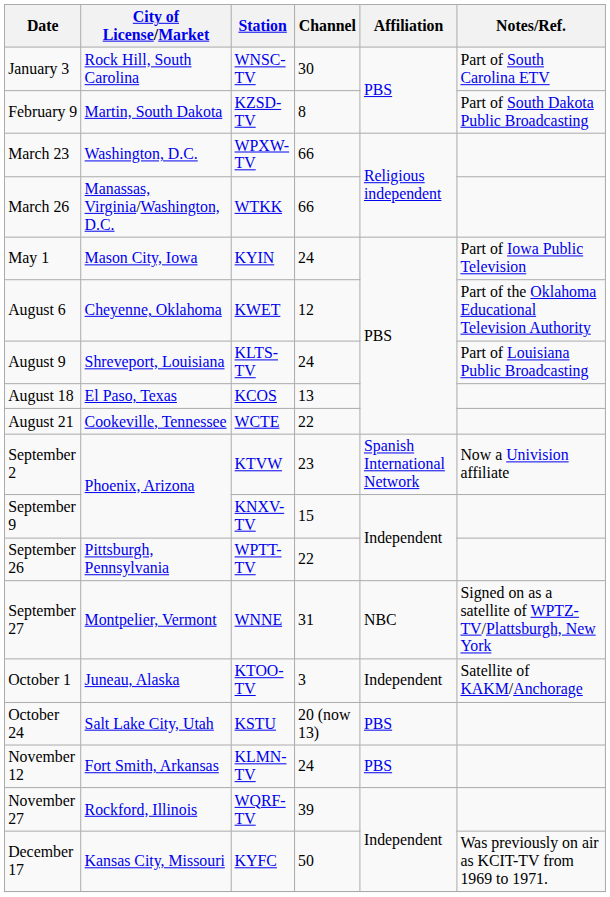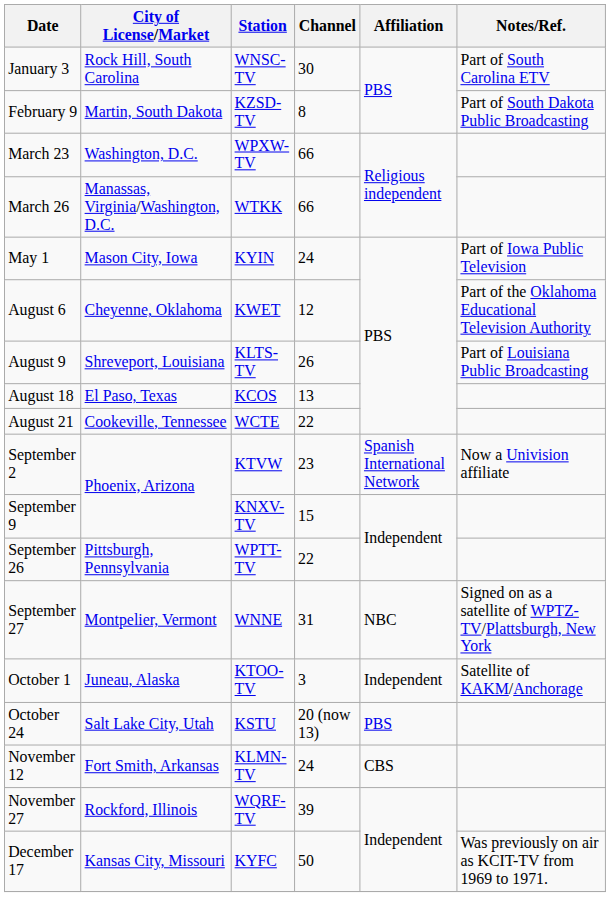(306, 362) 24 -> (306, 362) 26
(378, 766) PBS -> (379, 766) CBS
